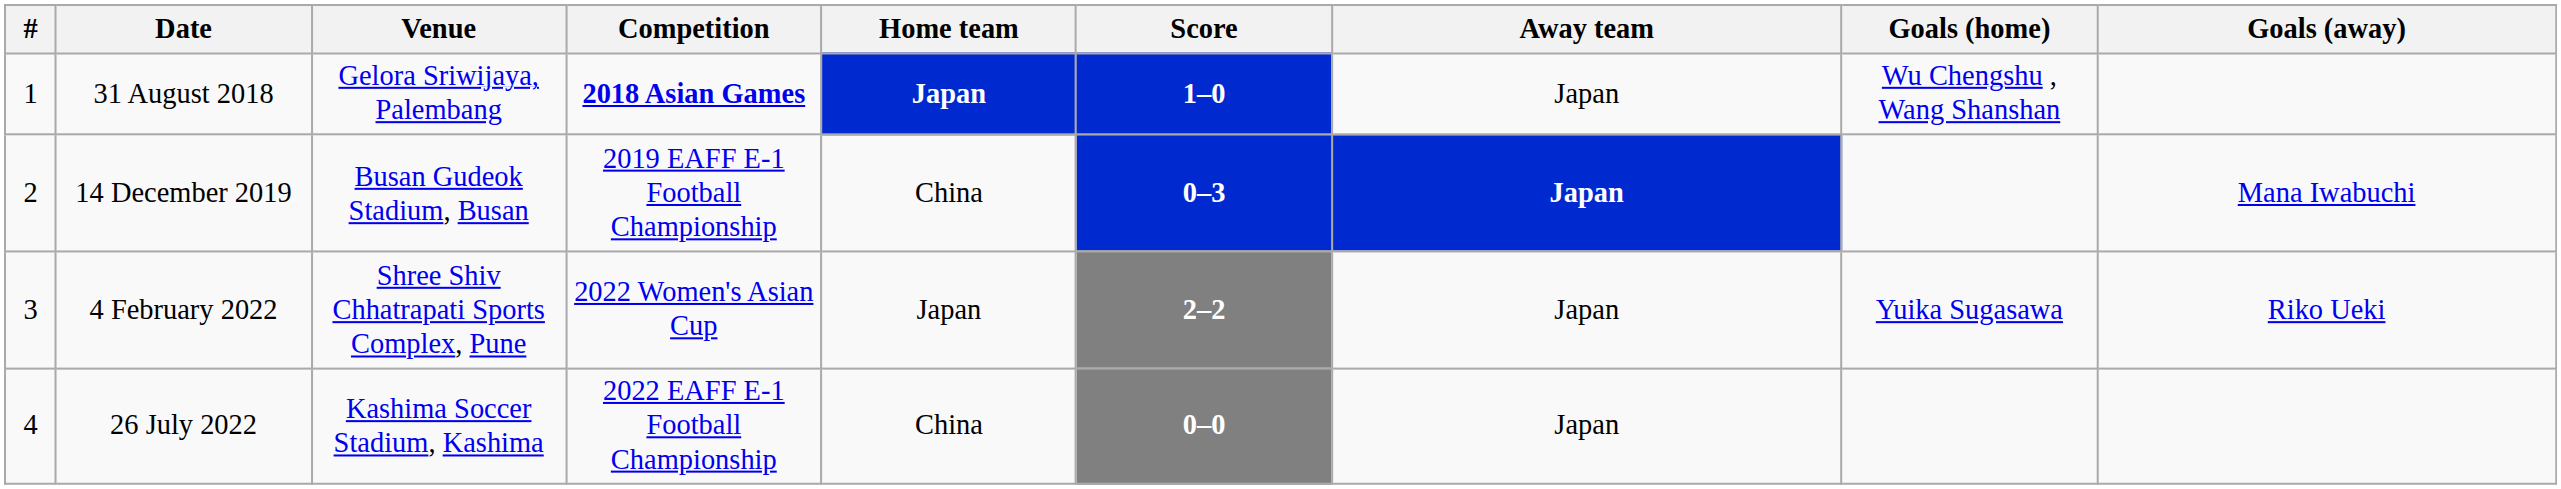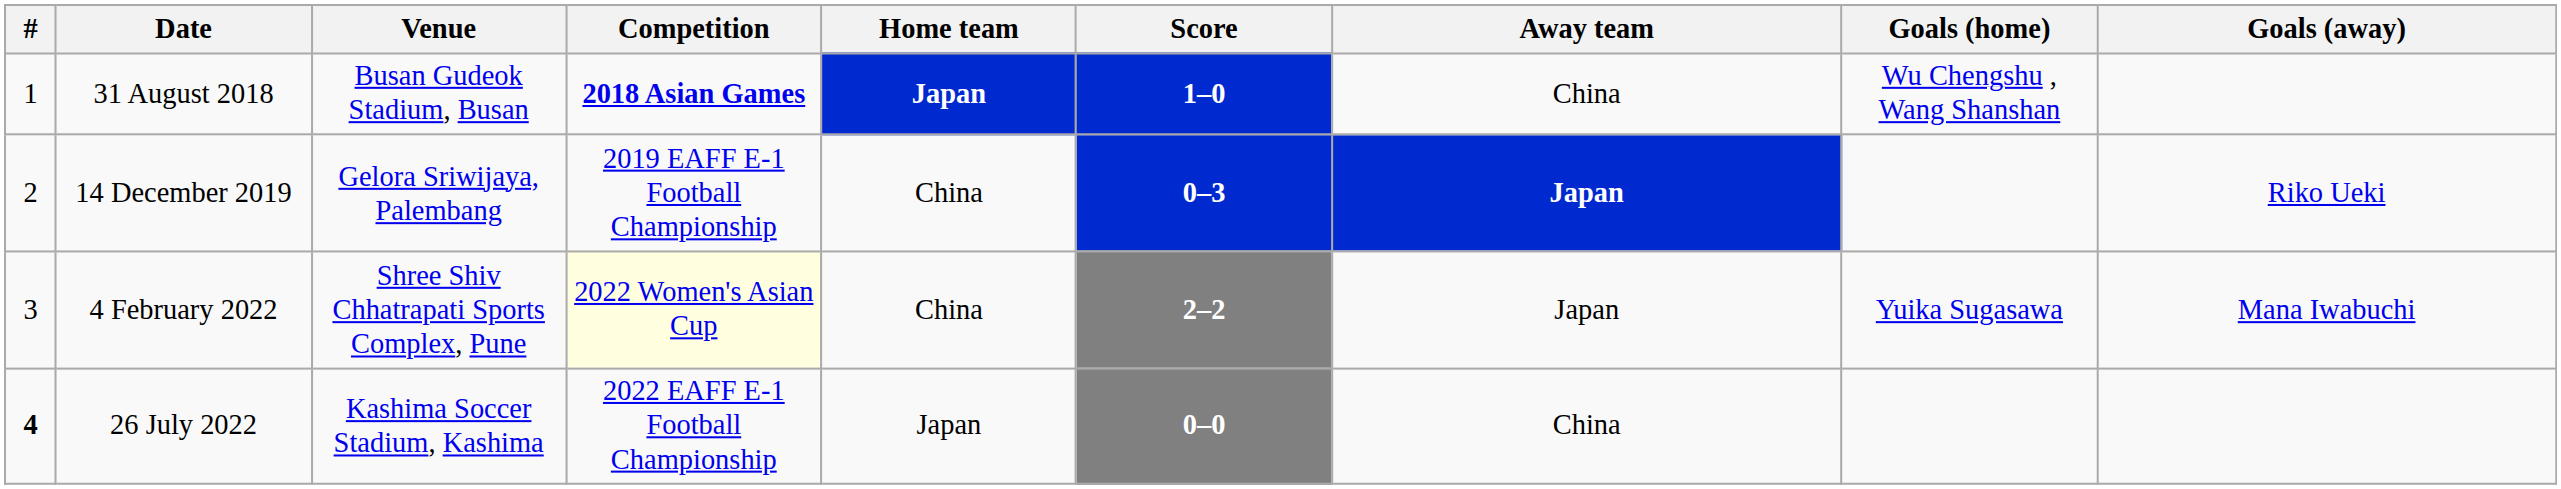(439, 93) Gelora Sriwijaya, Palembang -> (439, 93) Busan Gudeok Stadium, Busan
(1587, 93) Japan -> (1587, 93) China
(439, 192) Busan Gudeok Stadium, Busan -> (439, 192) Gelora Sriwijaya, Palembang
(2327, 192) Mana Iwabuchi -> (2327, 192) Riko Ueki
(694, 308) no background -> (694, 308) lightyellow background
(949, 308) Japan -> (949, 308) China
(2327, 308) Riko Ueki -> (2327, 308) Mana Iwabuchi
(30, 425) normal -> (30, 425) bold
(949, 425) China -> (949, 425) Japan
(1587, 425) Japan -> (1587, 425) China
